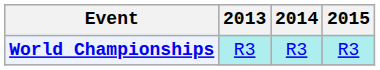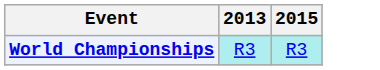- column: (297, 20)
